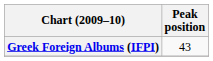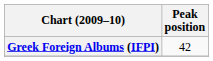(185, 46) 43 -> (185, 46) 42
